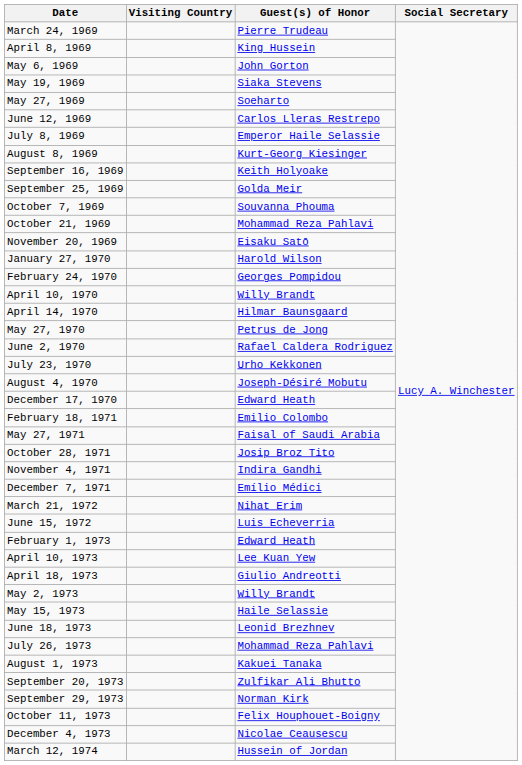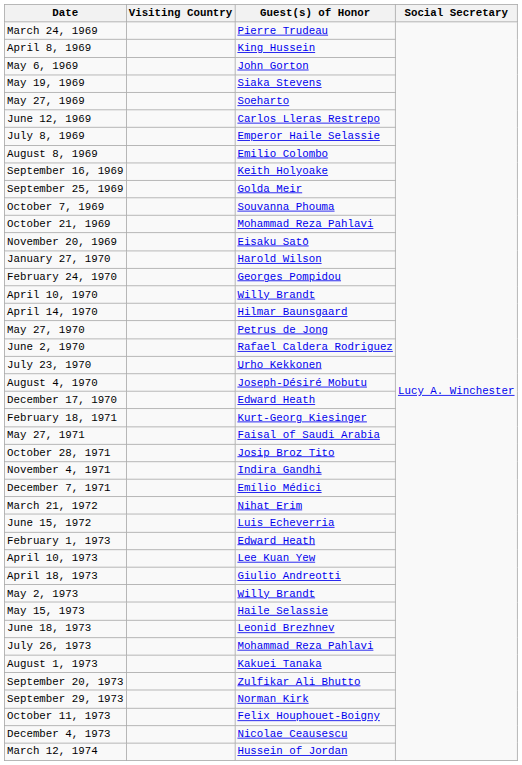(302, 154) Kurt-Georg Kiesinger -> (283, 154) Emilio Colombo
(283, 418) Emilio Colombo -> (302, 418) Kurt-Georg Kiesinger
